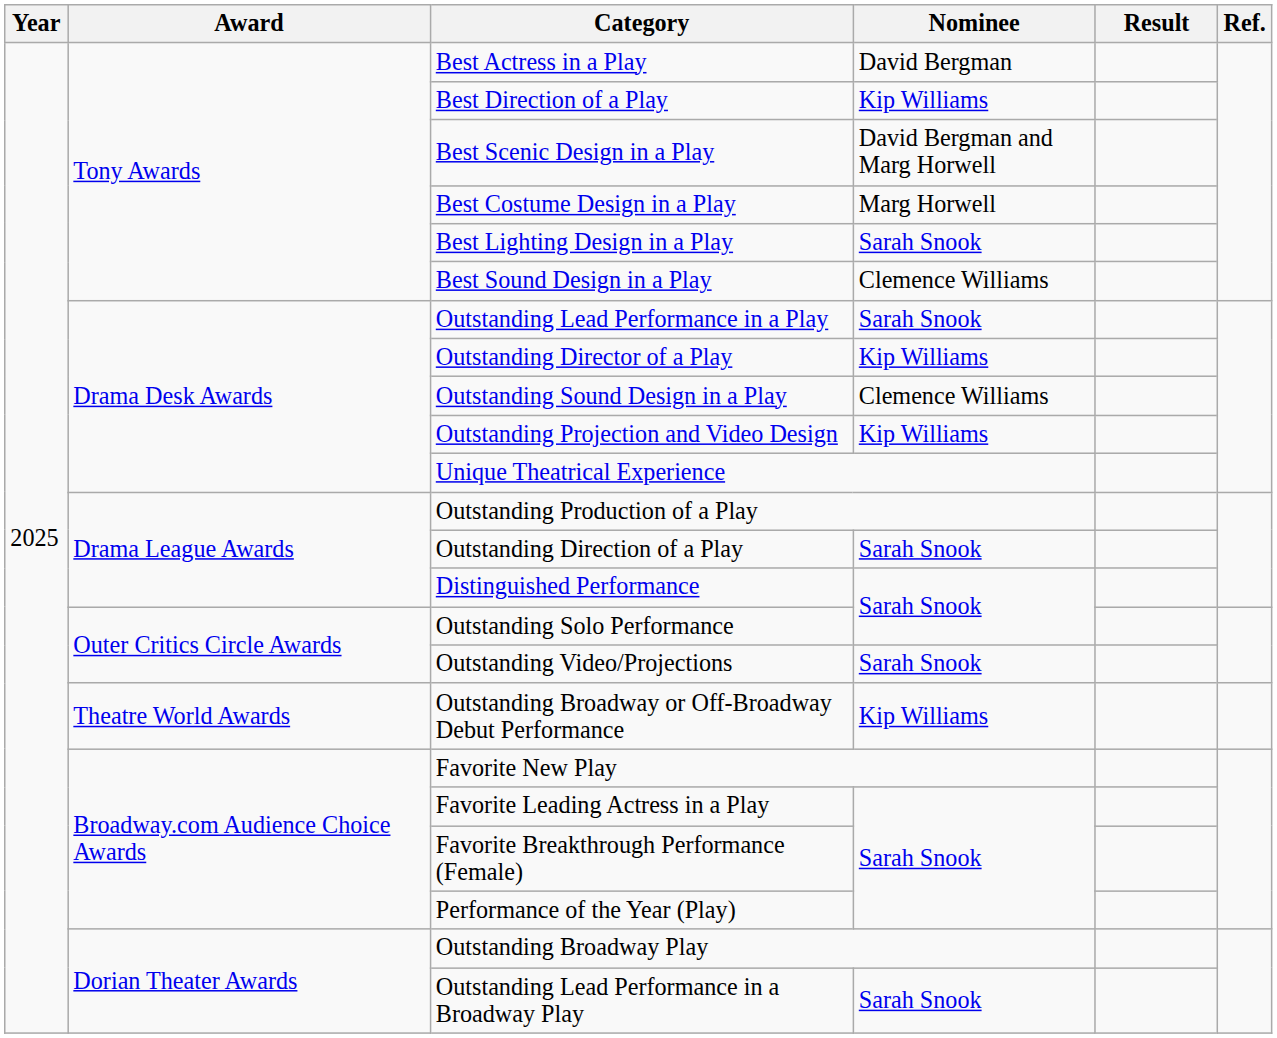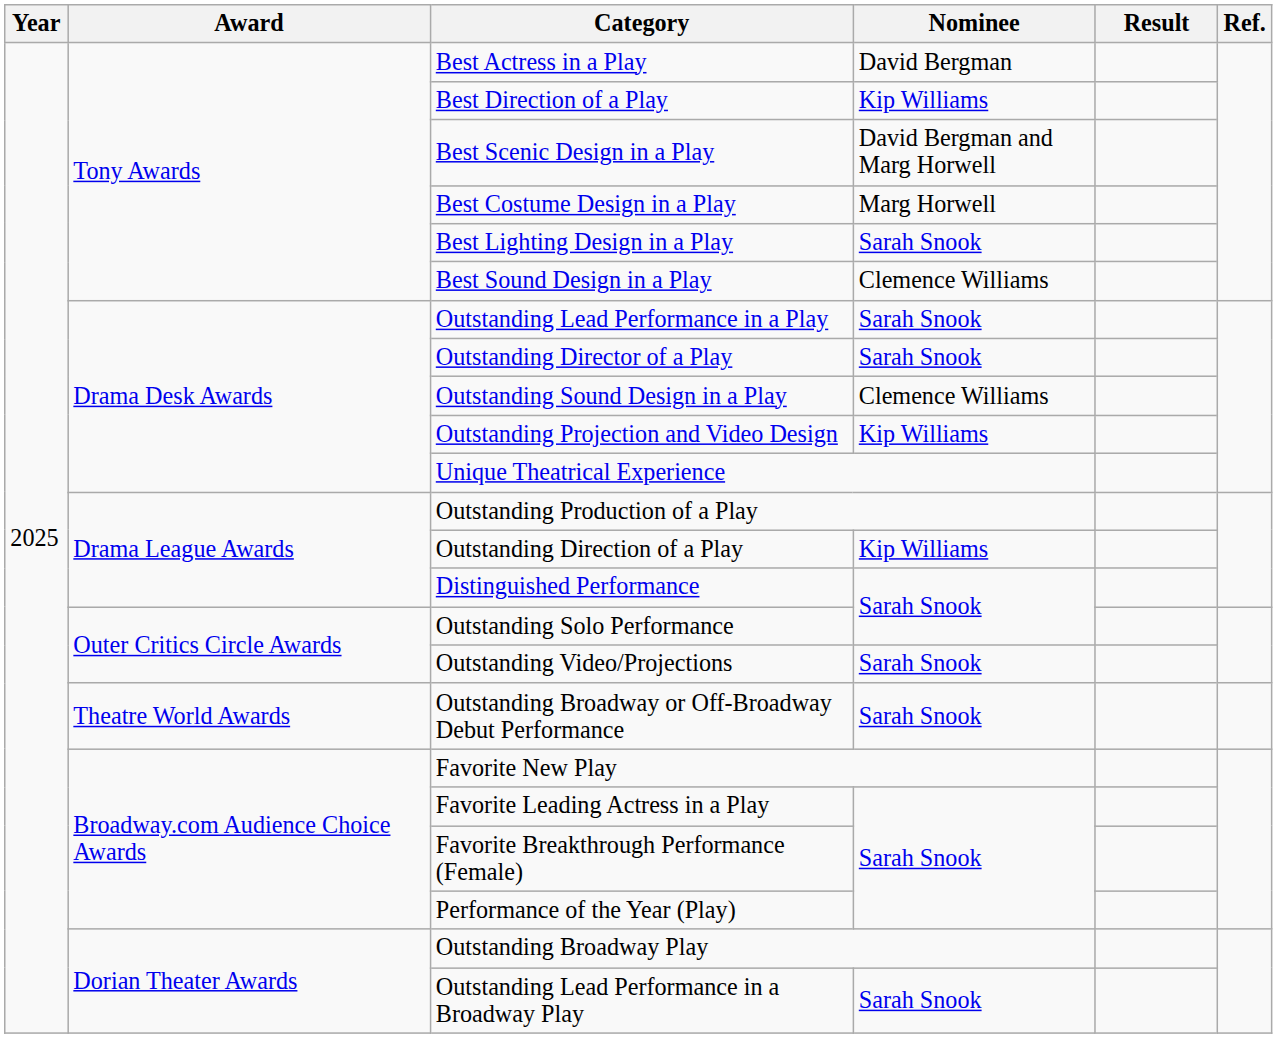(924, 357) Kip Williams -> (920, 357) Sarah Snook
(920, 548) Sarah Snook -> (924, 548) Kip Williams
(924, 715) Kip Williams -> (920, 715) Sarah Snook
